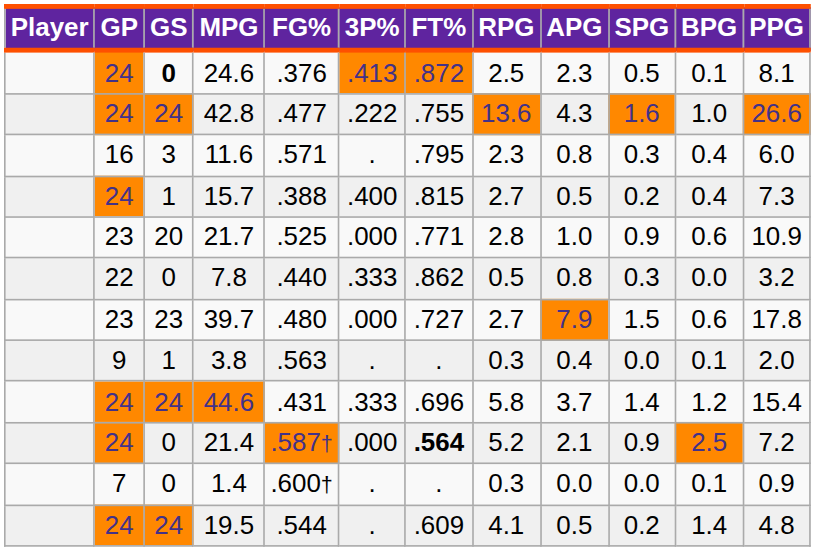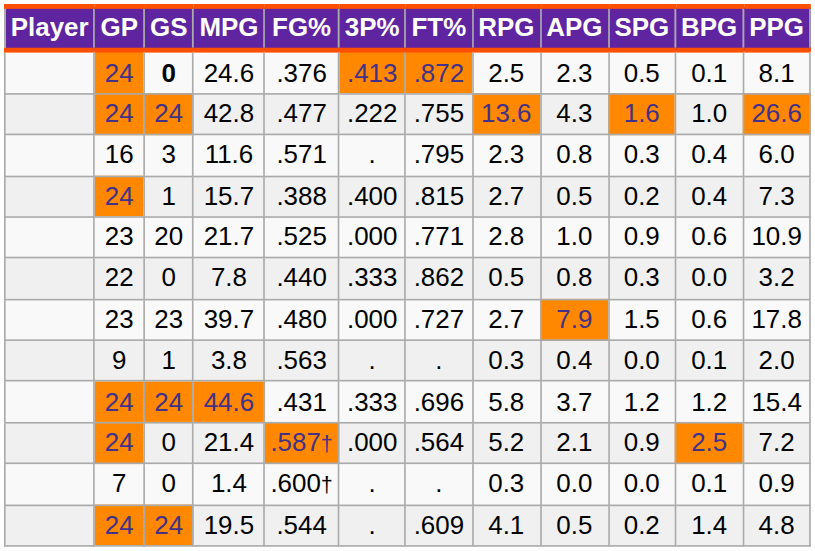(642, 401) 1.4 -> (642, 401) 1.2
(439, 442) bold -> (439, 442) normal
